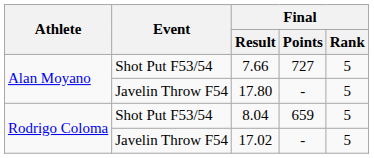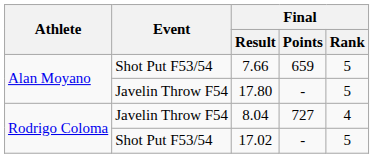(303, 66) 727 -> (303, 66) 659
(164, 116) Shot Put F53/54 -> (172, 116) Javelin Throw F54
(303, 116) 659 -> (303, 116) 727
(347, 116) 5 -> (347, 116) 4
(172, 140) Javelin Throw F54 -> (164, 140) Shot Put F53/54
